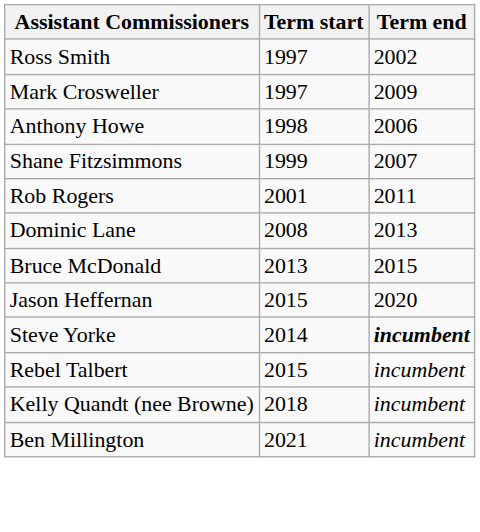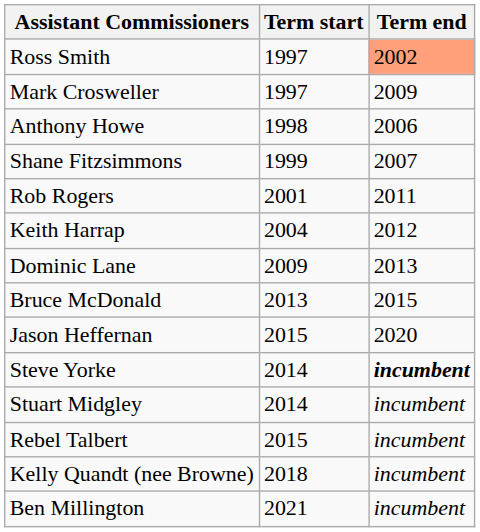(396, 56) no background -> (396, 56) lightsalmon background
+ row: (67, 230)
(286, 230) 2008 -> (286, 265) 2009
+ row: (76, 404)
